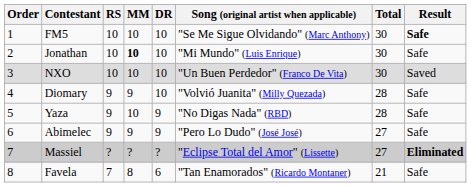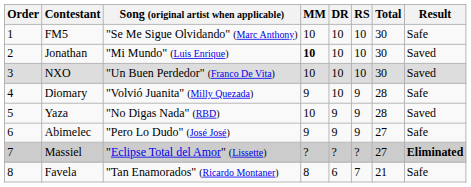columns swapped: (274, 14) <-> (114, 14)
(418, 34) bold -> (417, 34) normal
(417, 54) Safe -> (421, 54) Saved
(417, 113) Safe -> (421, 113) Saved
